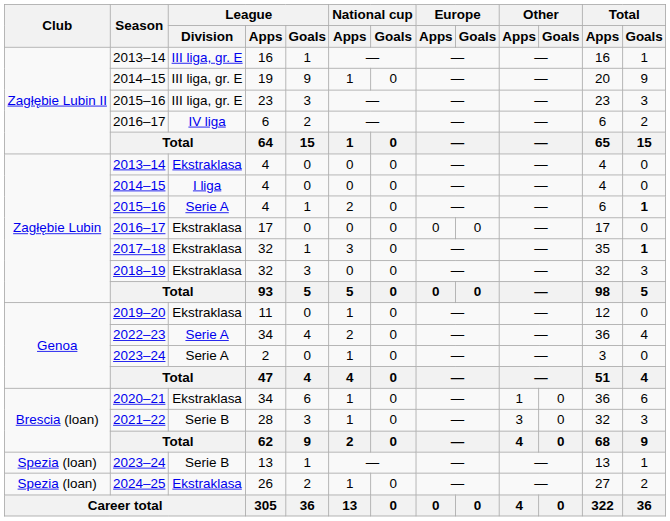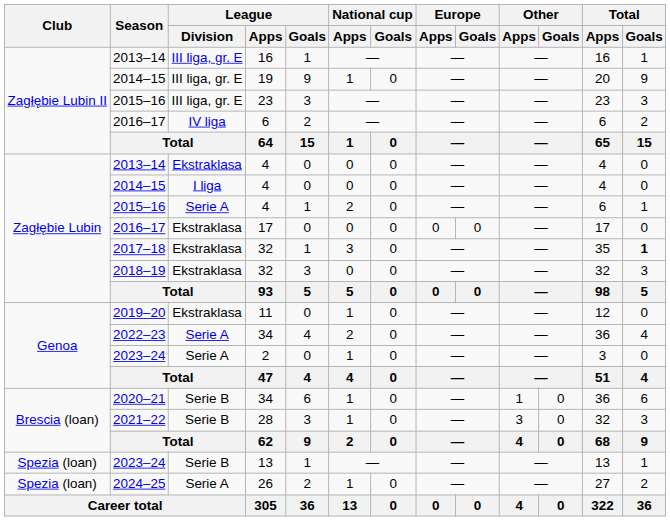(644, 206) bold -> (644, 206) normal
(207, 398) Ekstraklasa -> (207, 398) Serie B
(207, 484) Ekstraklasa -> (207, 484) Serie A
